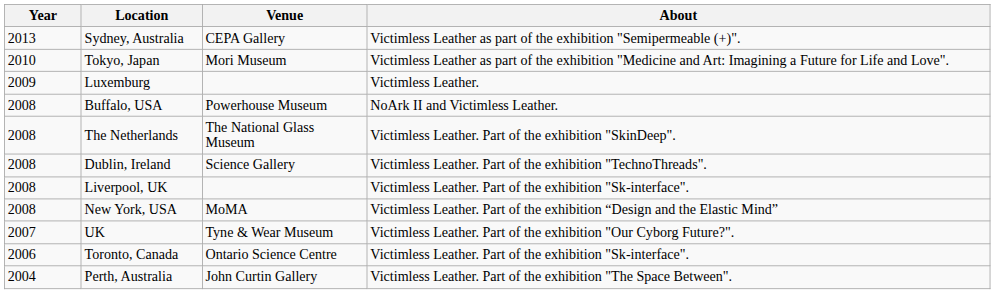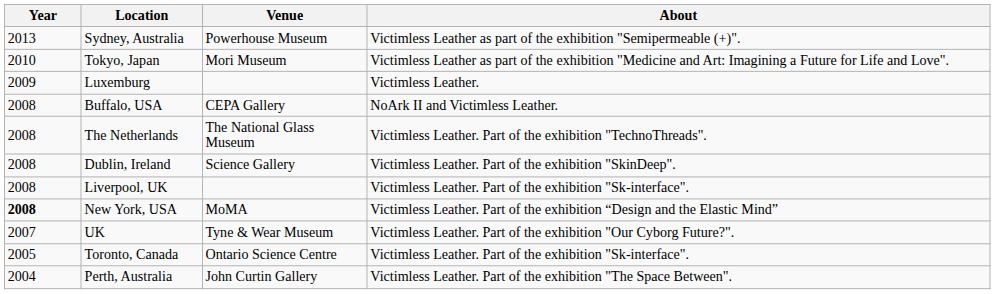(245, 37) CEPA Gallery -> (266, 37) Powerhouse Museum
(266, 104) Powerhouse Museum -> (245, 104) CEPA Gallery
(523, 135) Victimless Leather. Part of the exhibition "SkinDeep". -> (539, 135) Victimless Leather. Part of the exhibition "TechnoThreads".
(539, 165) Victimless Leather. Part of the exhibition "TechnoThreads". -> (523, 165) Victimless Leather. Part of the exhibition "SkinDeep".
(22, 210) normal -> (22, 210) bold
(22, 254) 2006 -> (22, 254) 2005
